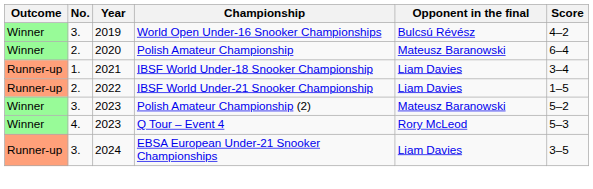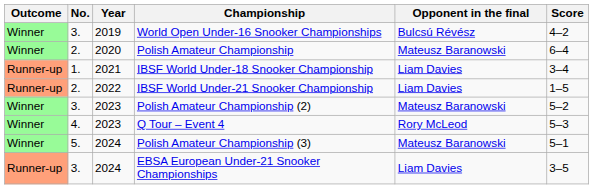+ row: (224, 143)
